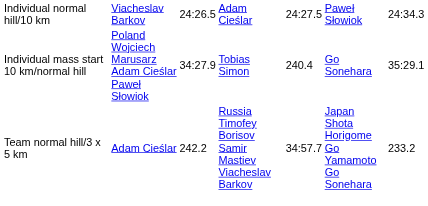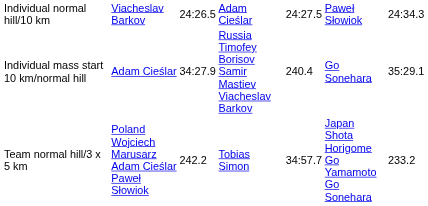(144, 66) Poland Wojciech Marusarz Adam Cieślar Paweł Słowiok -> (144, 72) Adam Cieślar
(234, 66) Tobias Simon -> (245, 72) Russia Timofey Borisov Samir Mastiev Viacheslav Barkov
(144, 148) Adam Cieślar -> (144, 160) Poland Wojciech Marusarz Adam Cieślar Paweł Słowiok
(245, 148) Russia Timofey Borisov Samir Mastiev Viacheslav Barkov -> (234, 160) Tobias Simon
